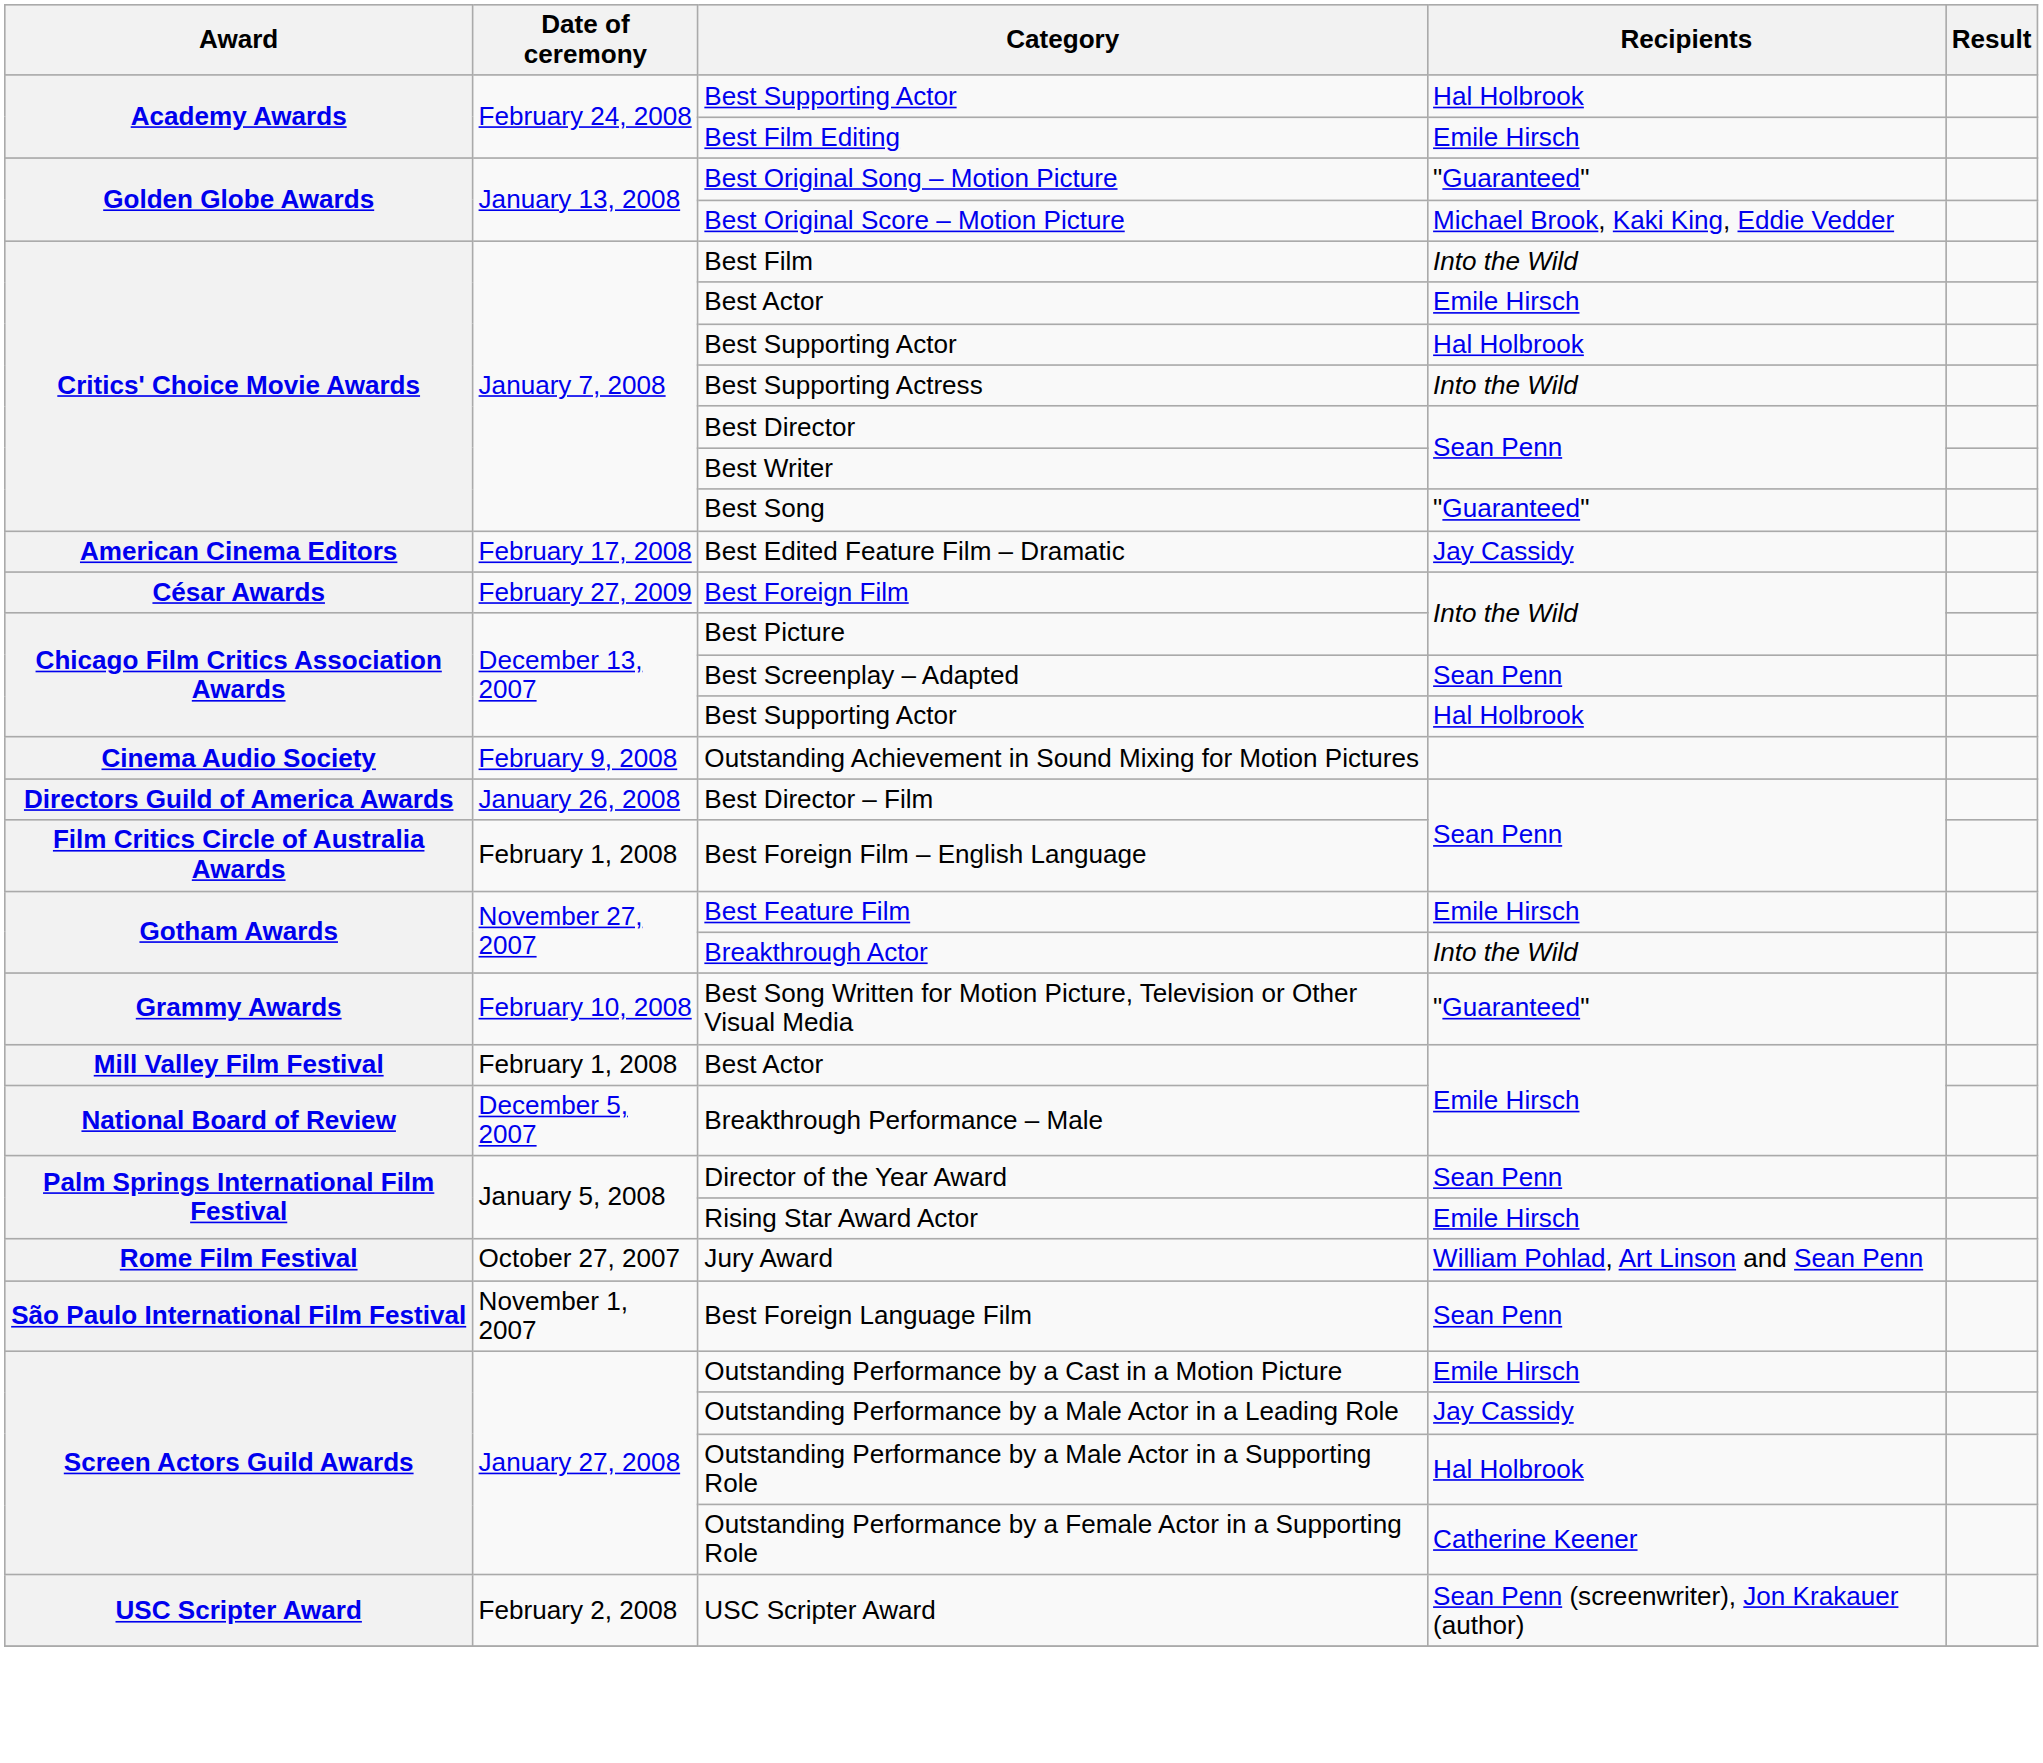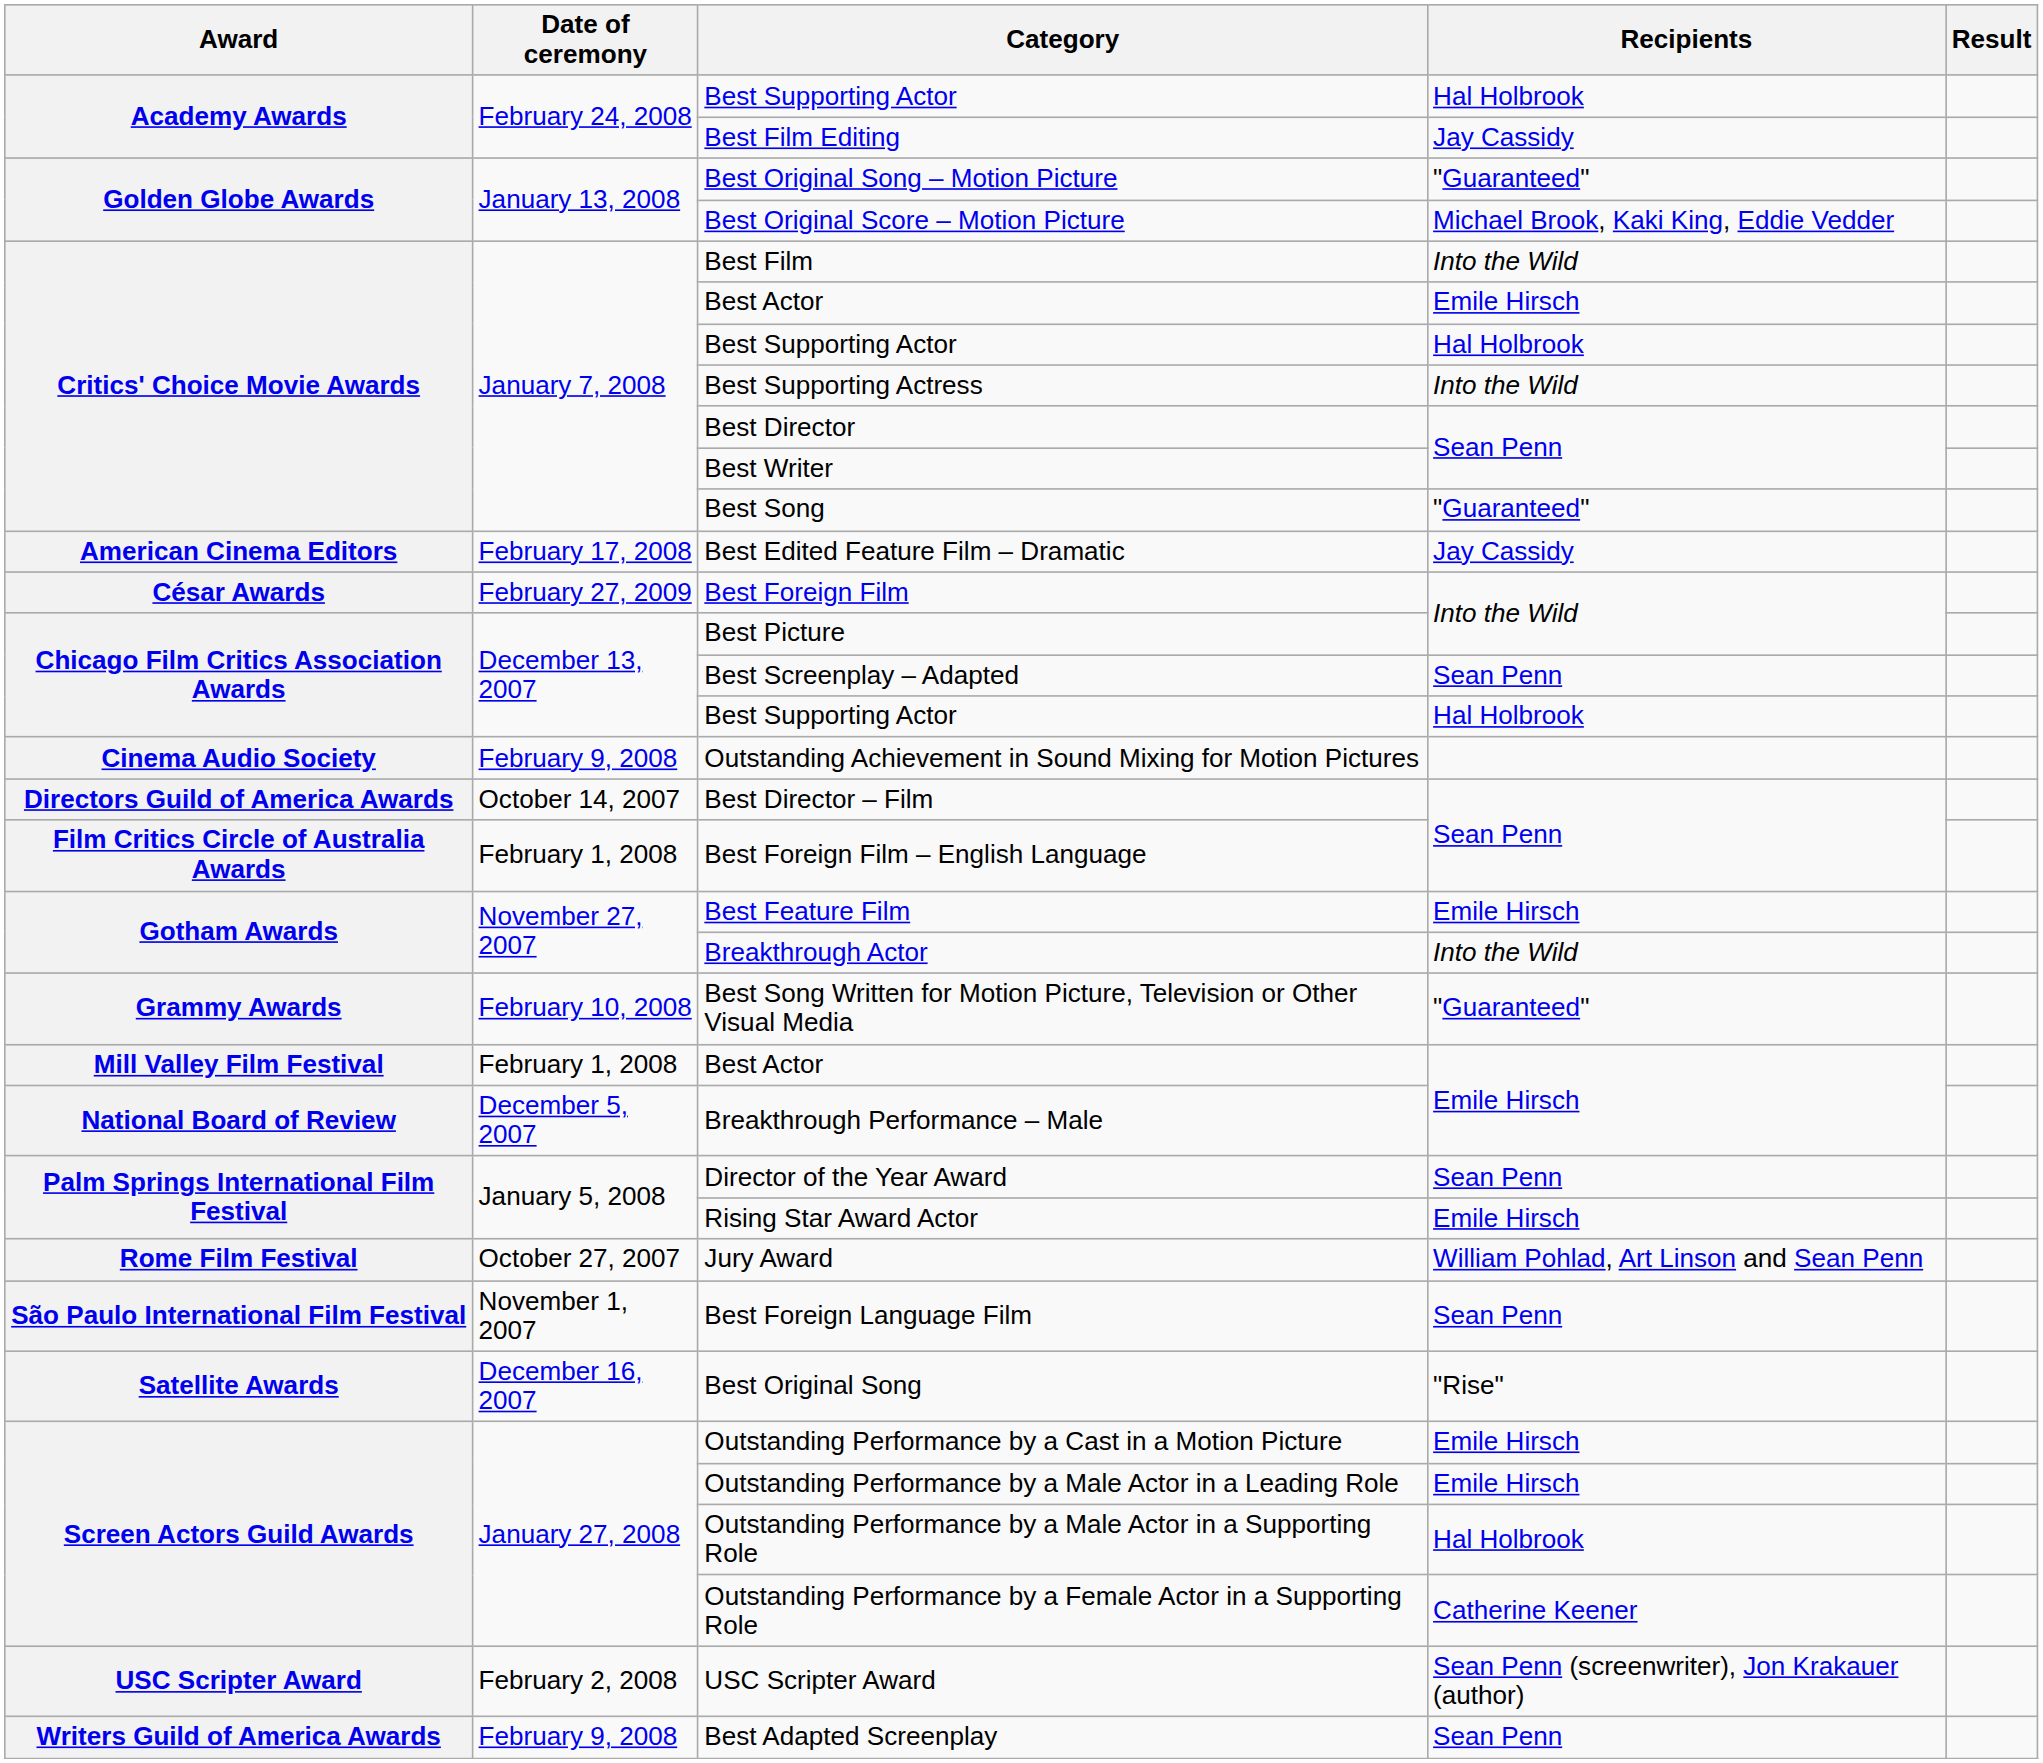(1506, 137) Emile Hirsch -> (1503, 137) Jay Cassidy
(579, 799) January 26, 2008 -> (579, 799) October 14, 2007
+ row: (239, 1386)
(1503, 1412) Jay Cassidy -> (1506, 1483) Emile Hirsch
+ row: (239, 1736)
